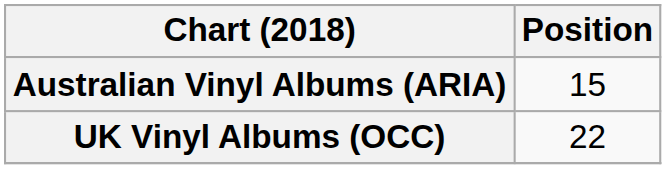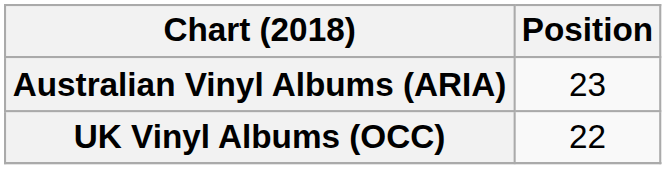(587, 83) 15 -> (587, 83) 23
